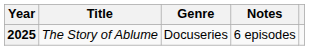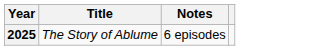- column: (196, 14)
